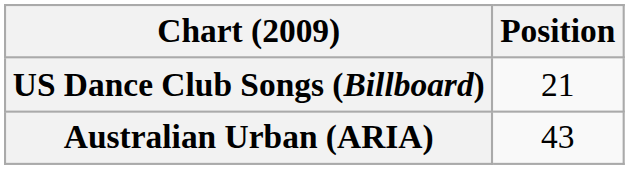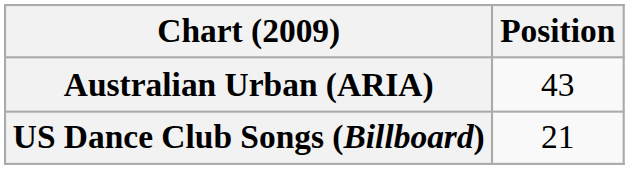rows swapped: (249, 137) <-> (249, 84)
